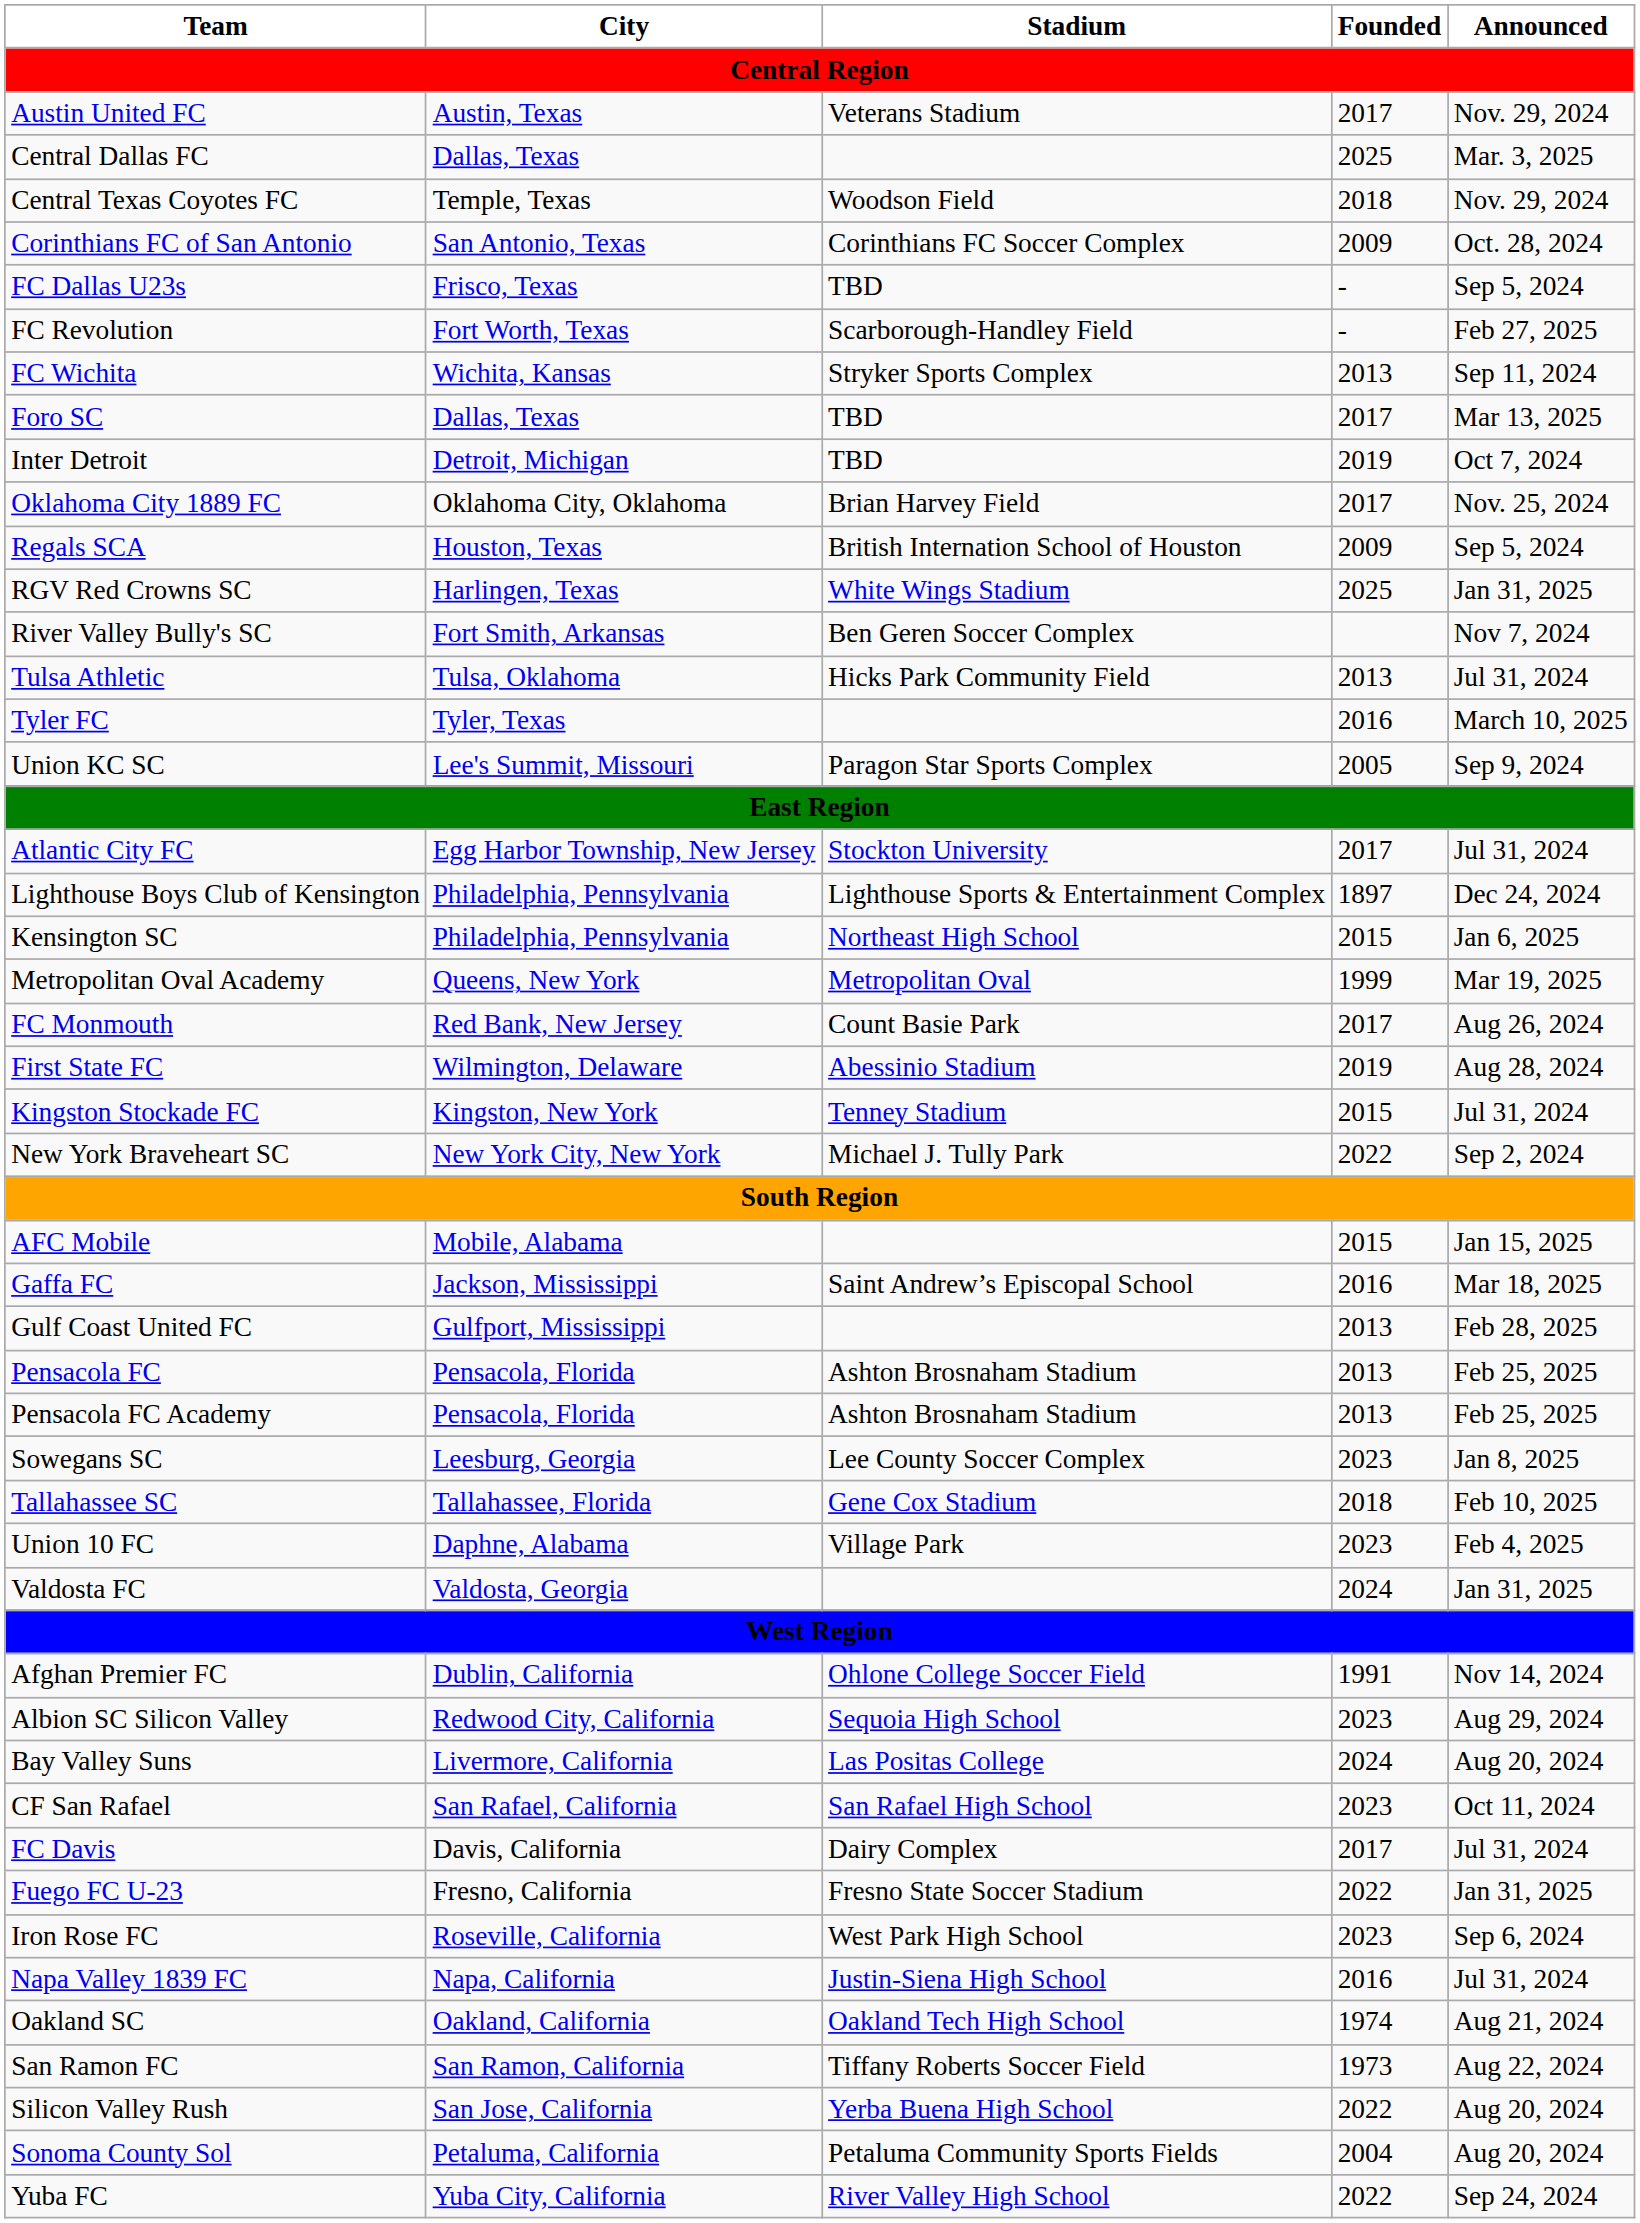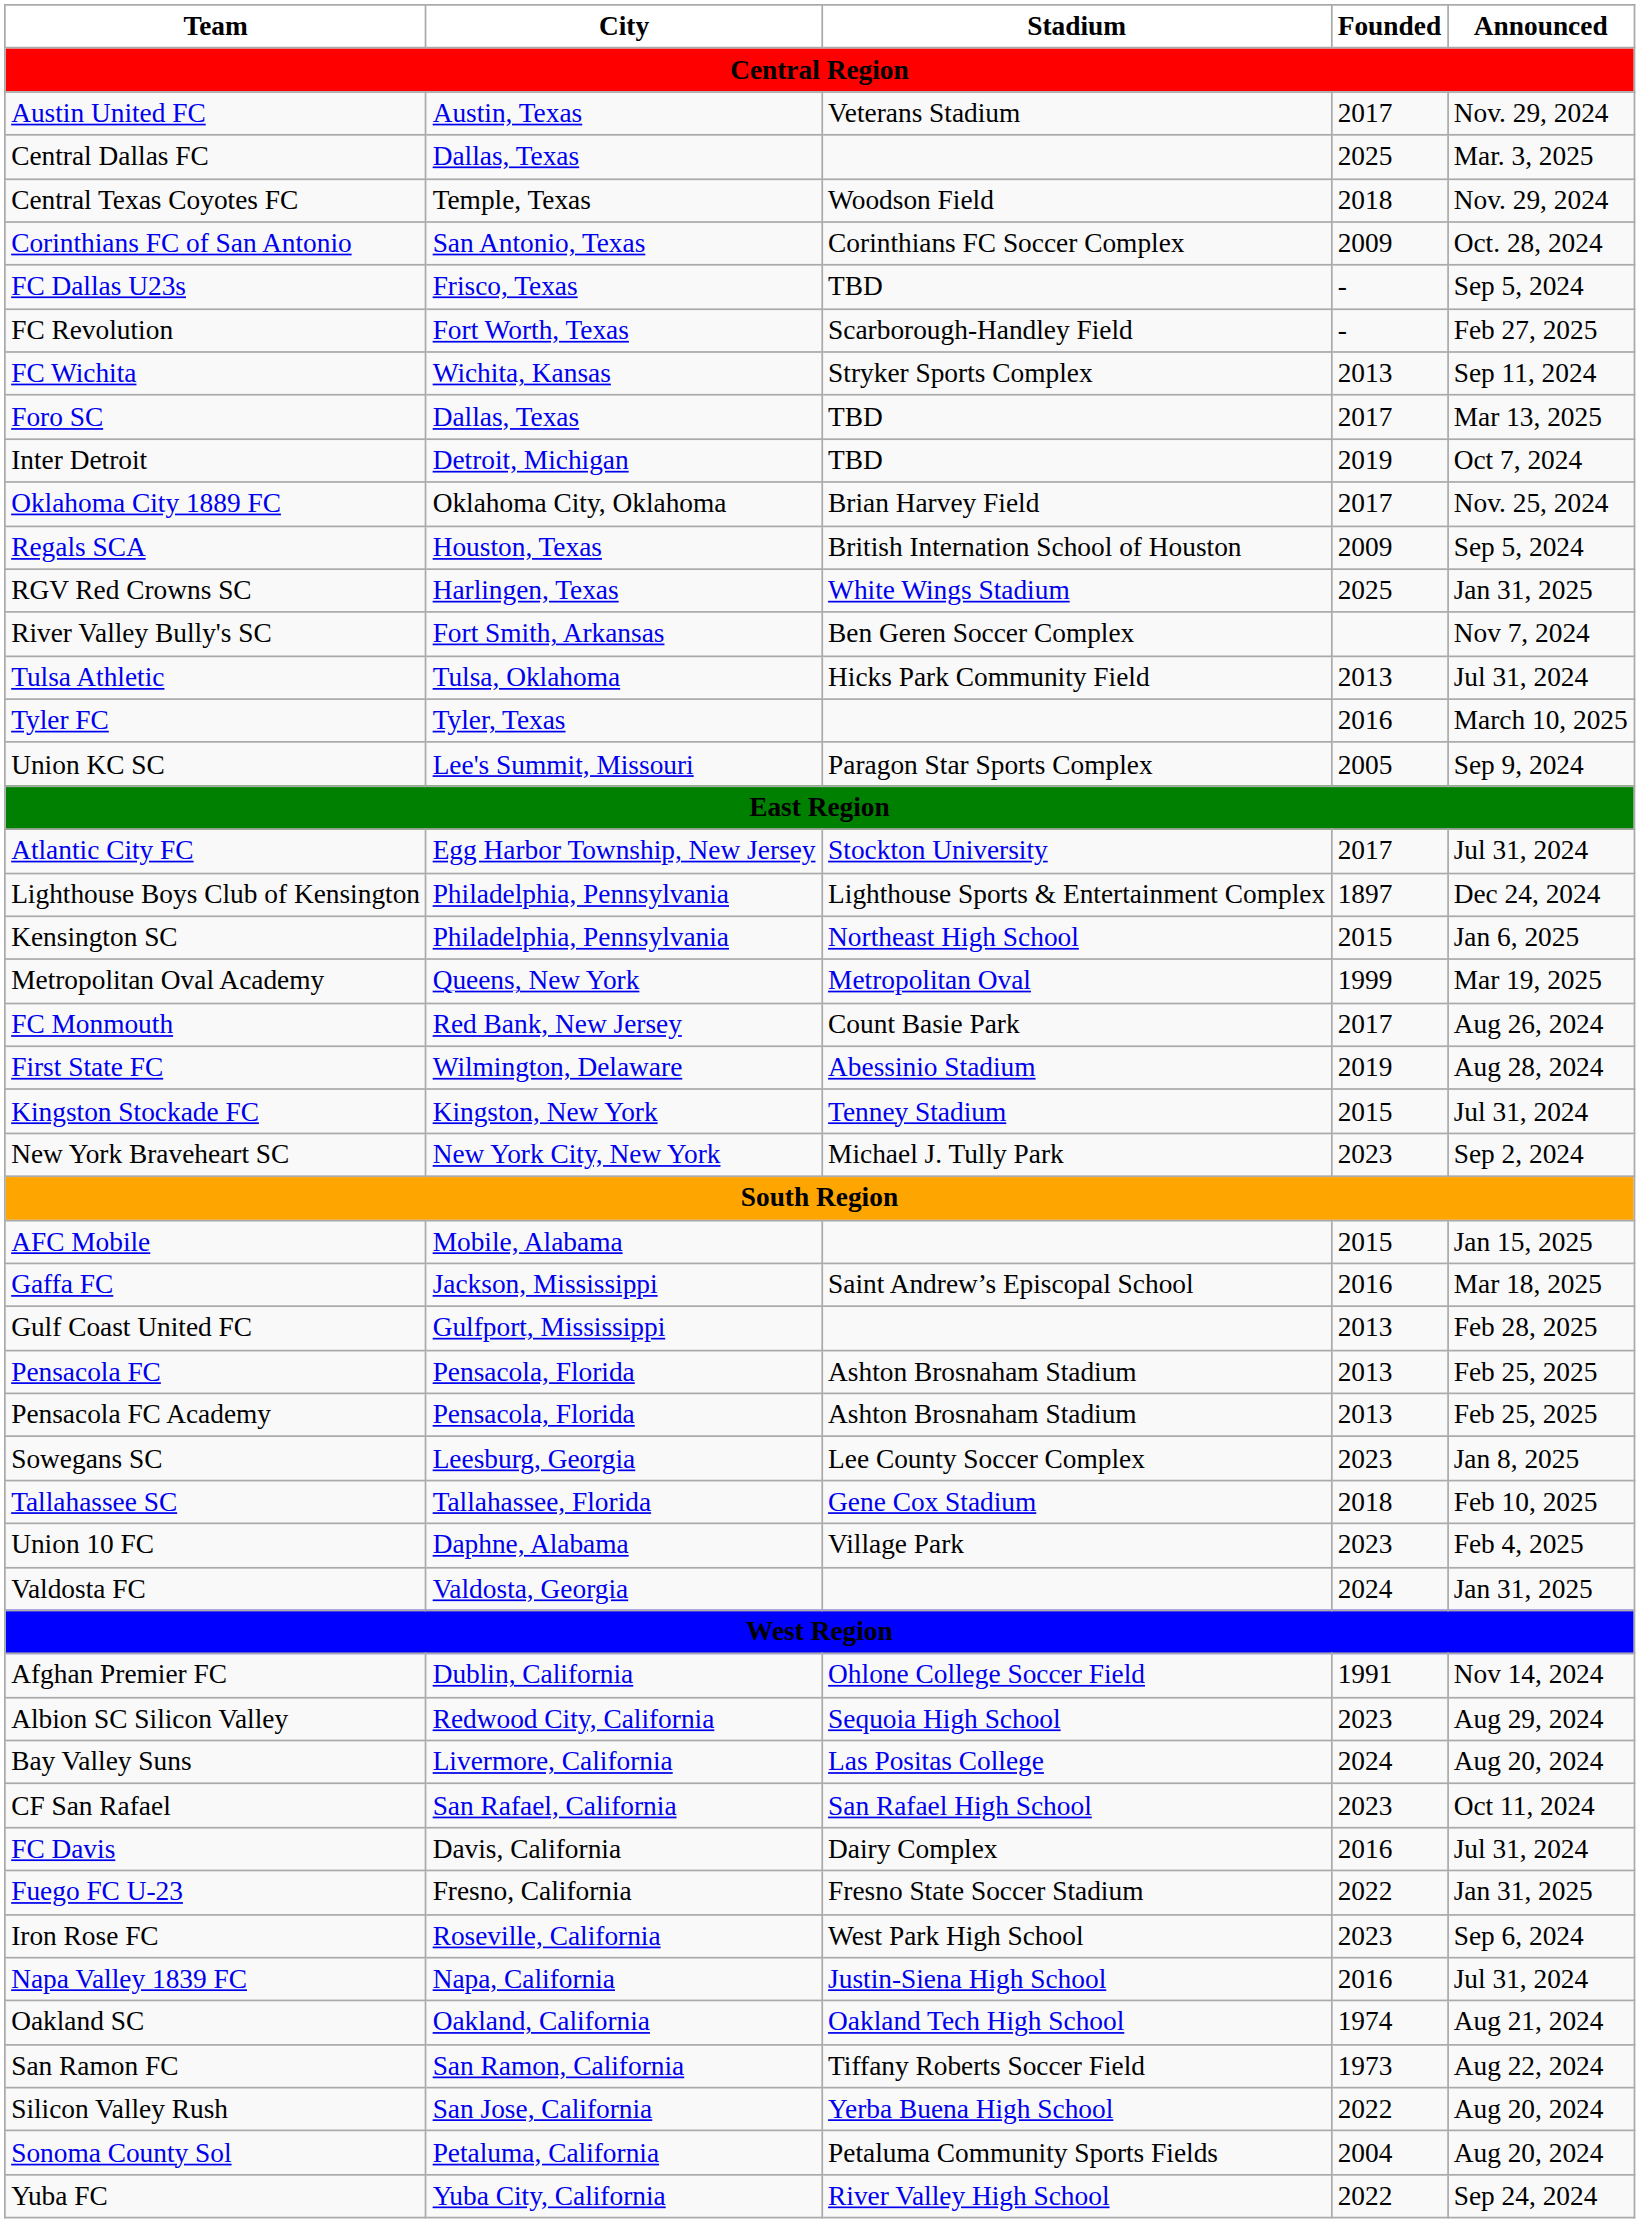(1365, 1154) 2022 -> (1365, 1154) 2023
(1365, 1848) 2017 -> (1365, 1848) 2016
